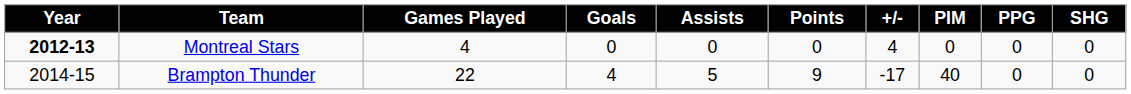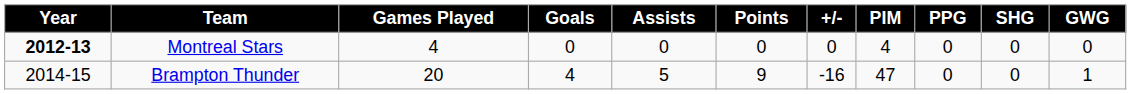+ column: (1087, 18)
(892, 46) 4 -> (832, 46) 0
(950, 46) 0 -> (885, 46) 4
(465, 74) 22 -> (433, 74) 20
(892, 74) -17 -> (832, 74) -16
(950, 74) 40 -> (885, 74) 47
